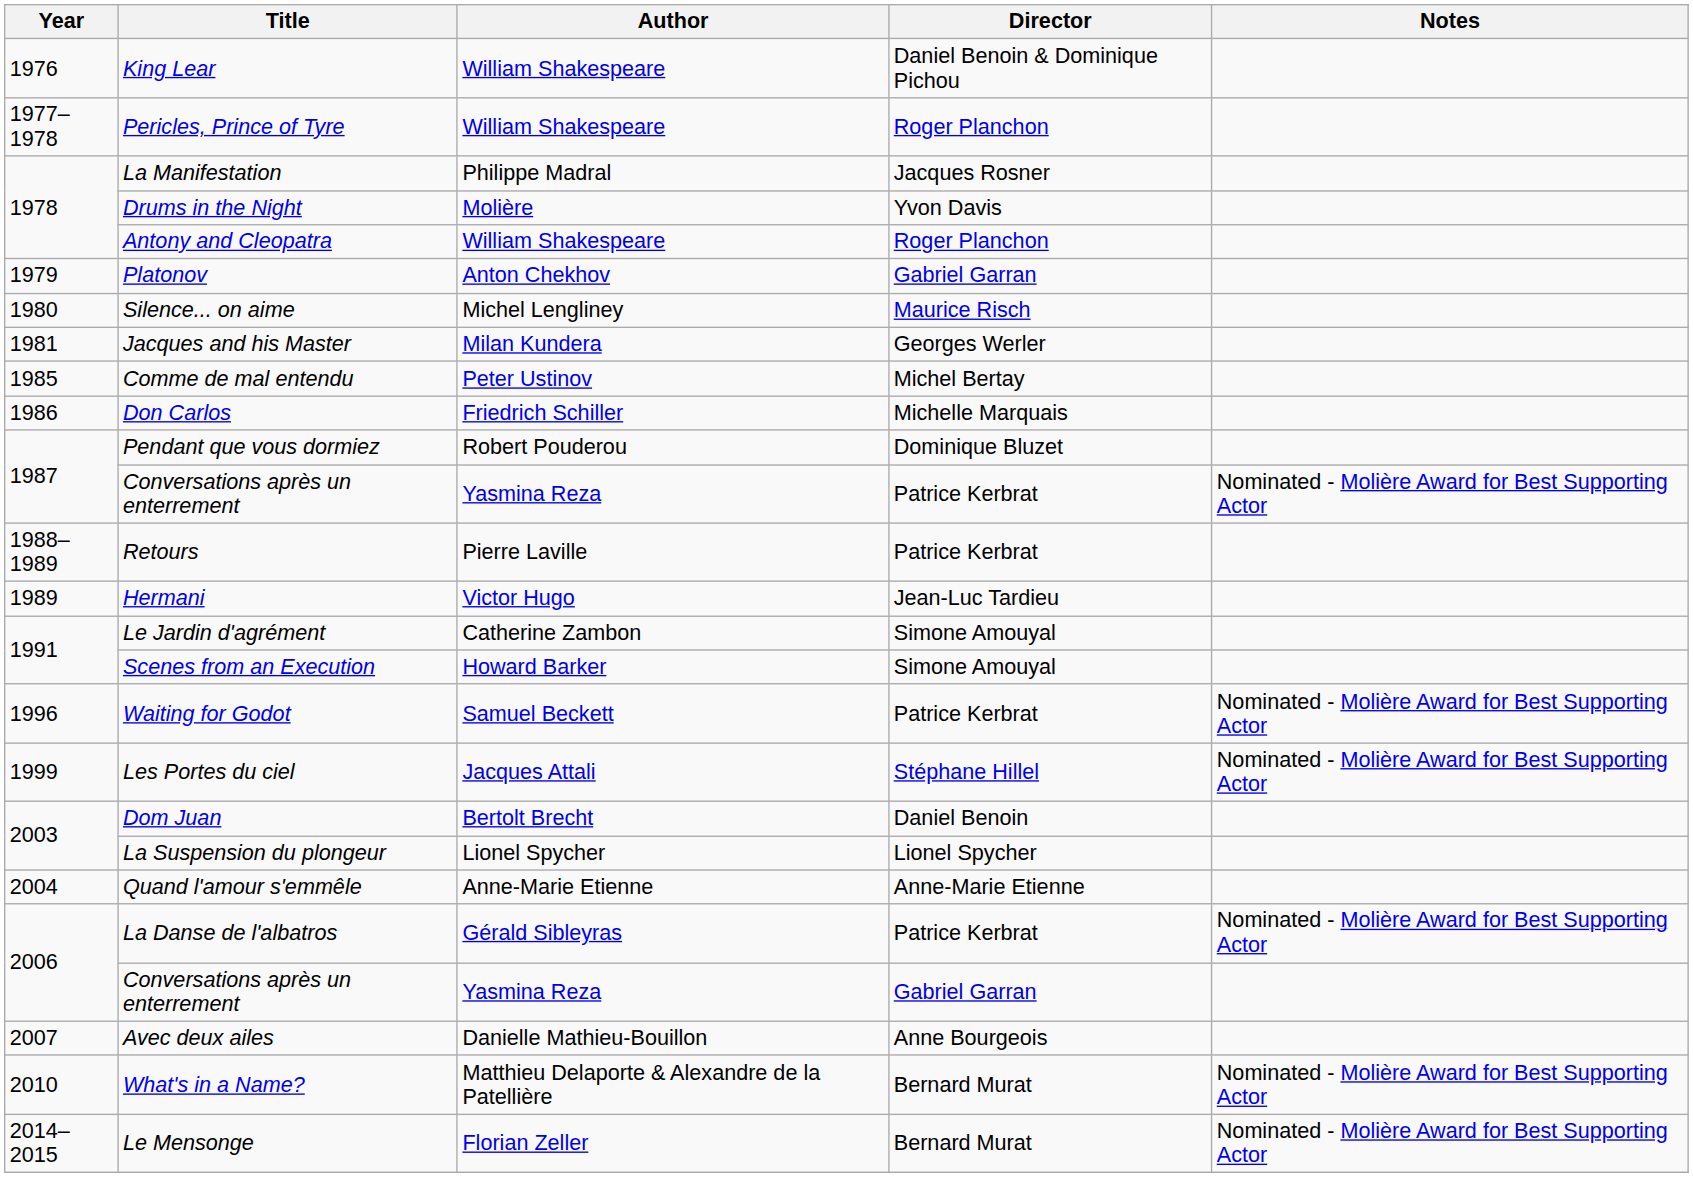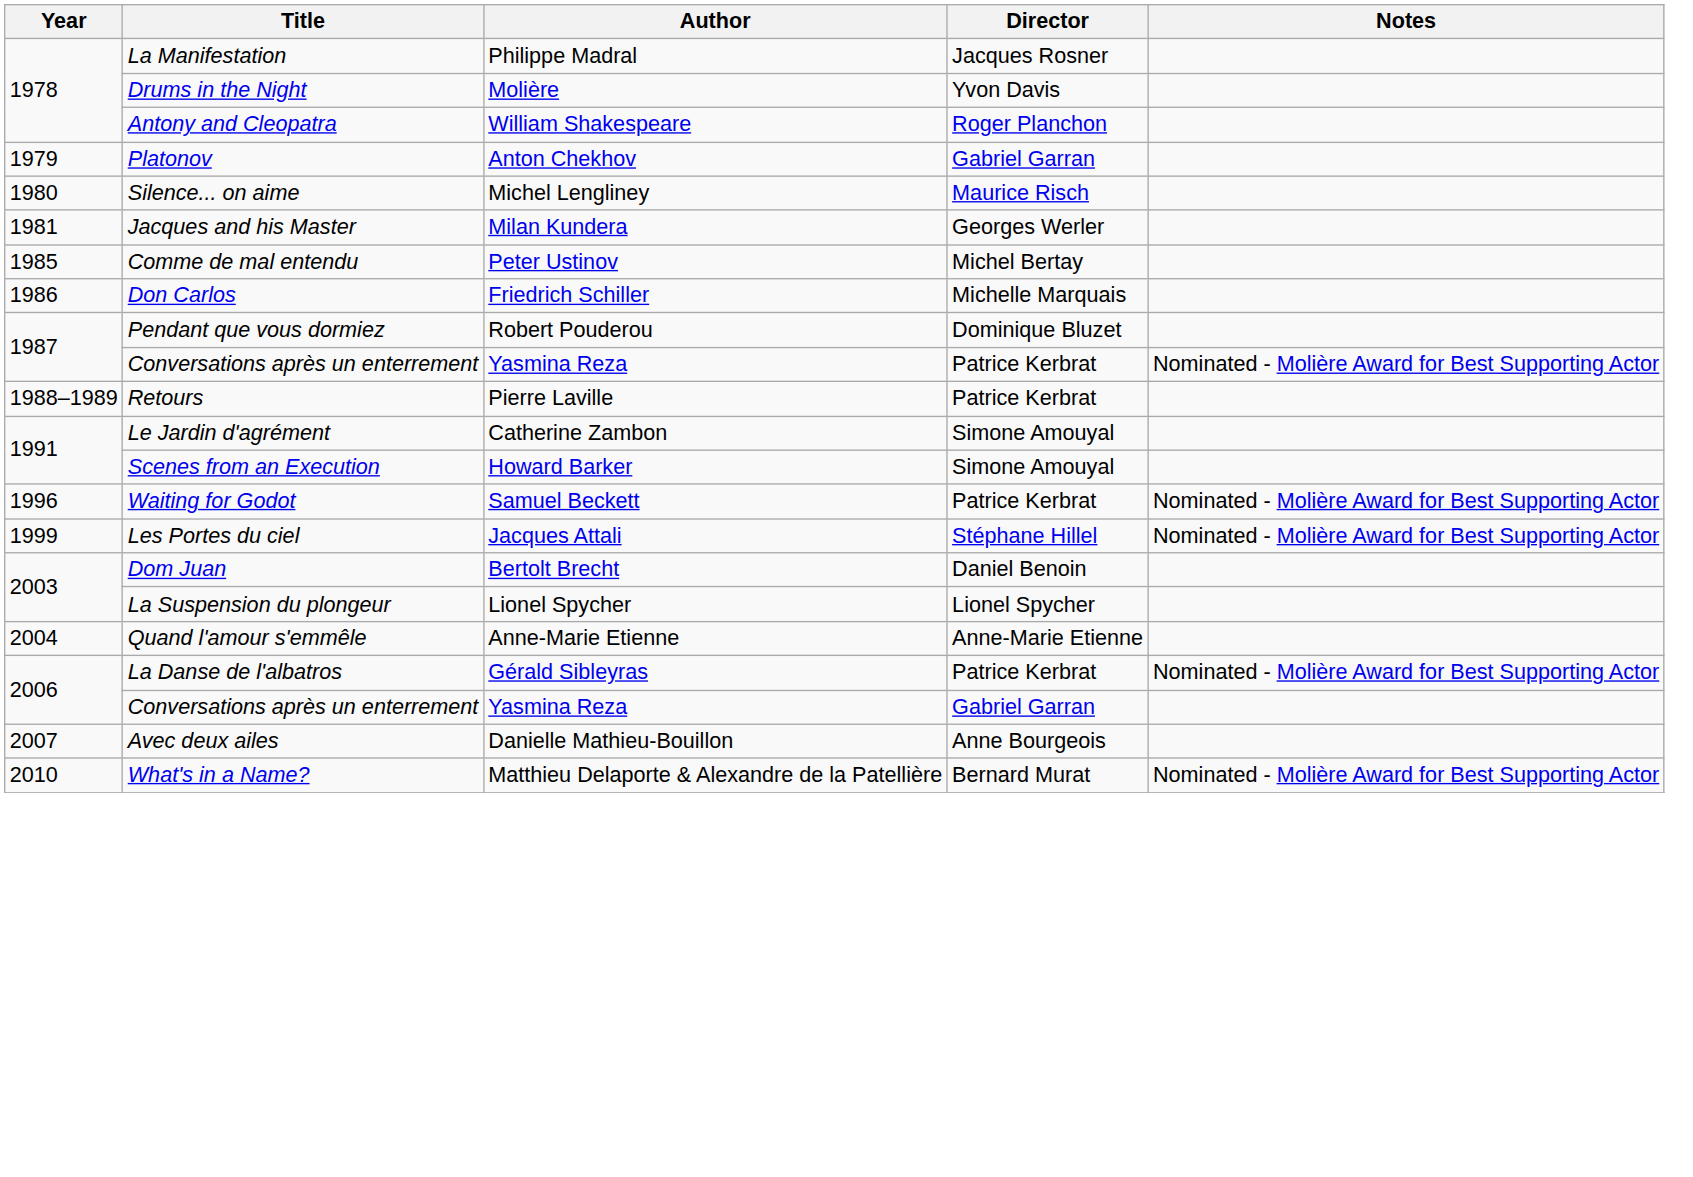- row: (34, 68)
- row: (40, 126)
- row: (34, 598)
- row: (40, 1143)
